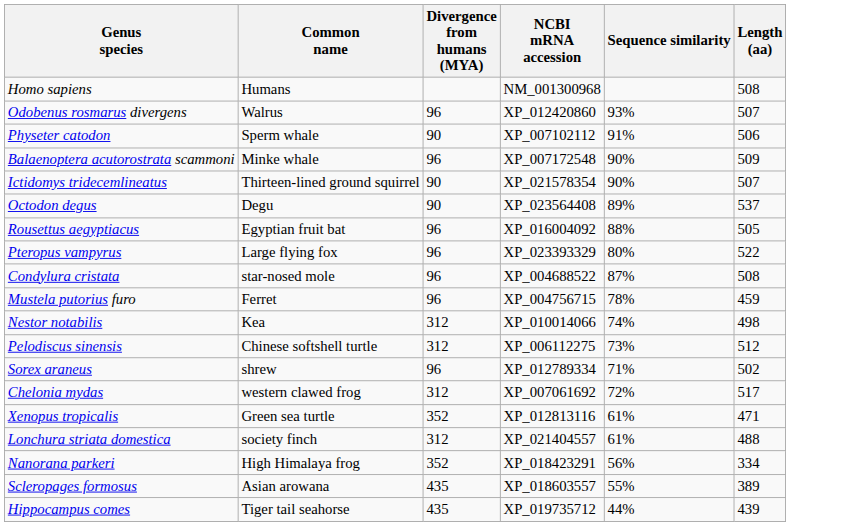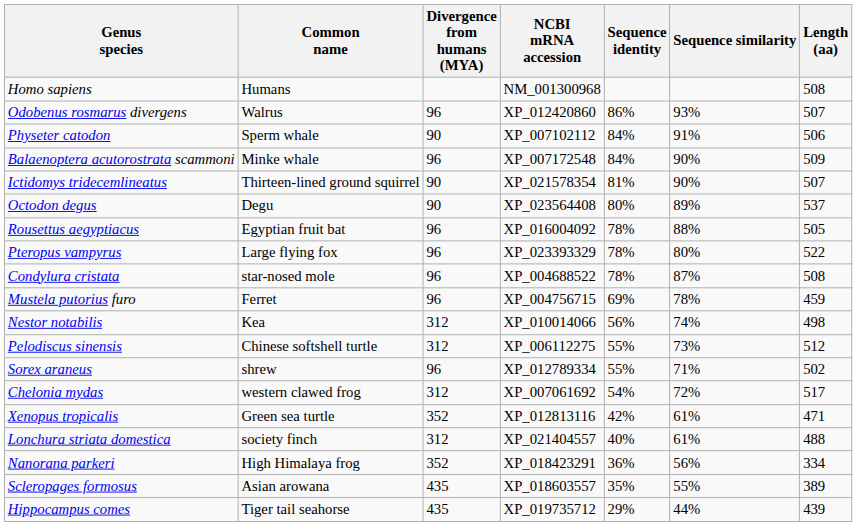+ column: (637, 41)
